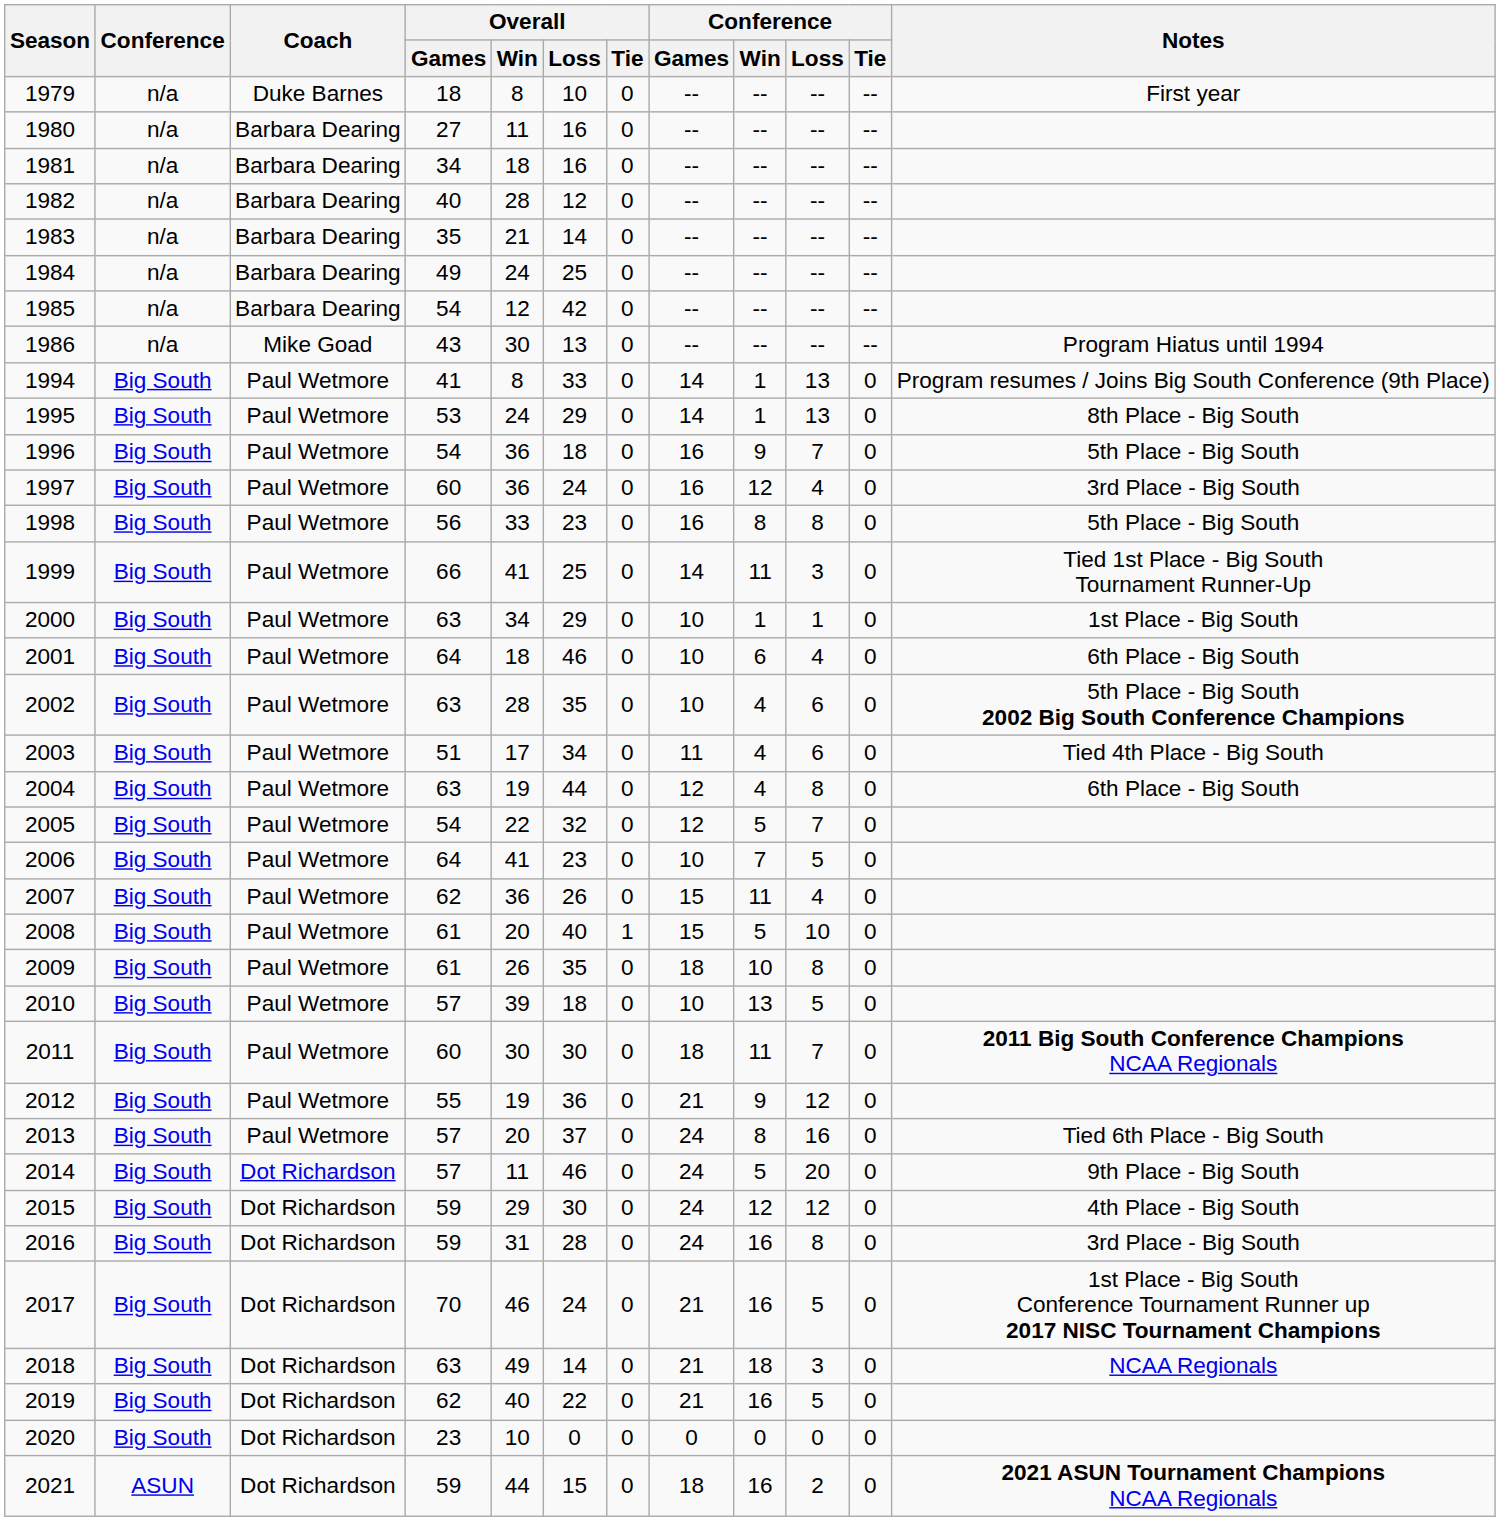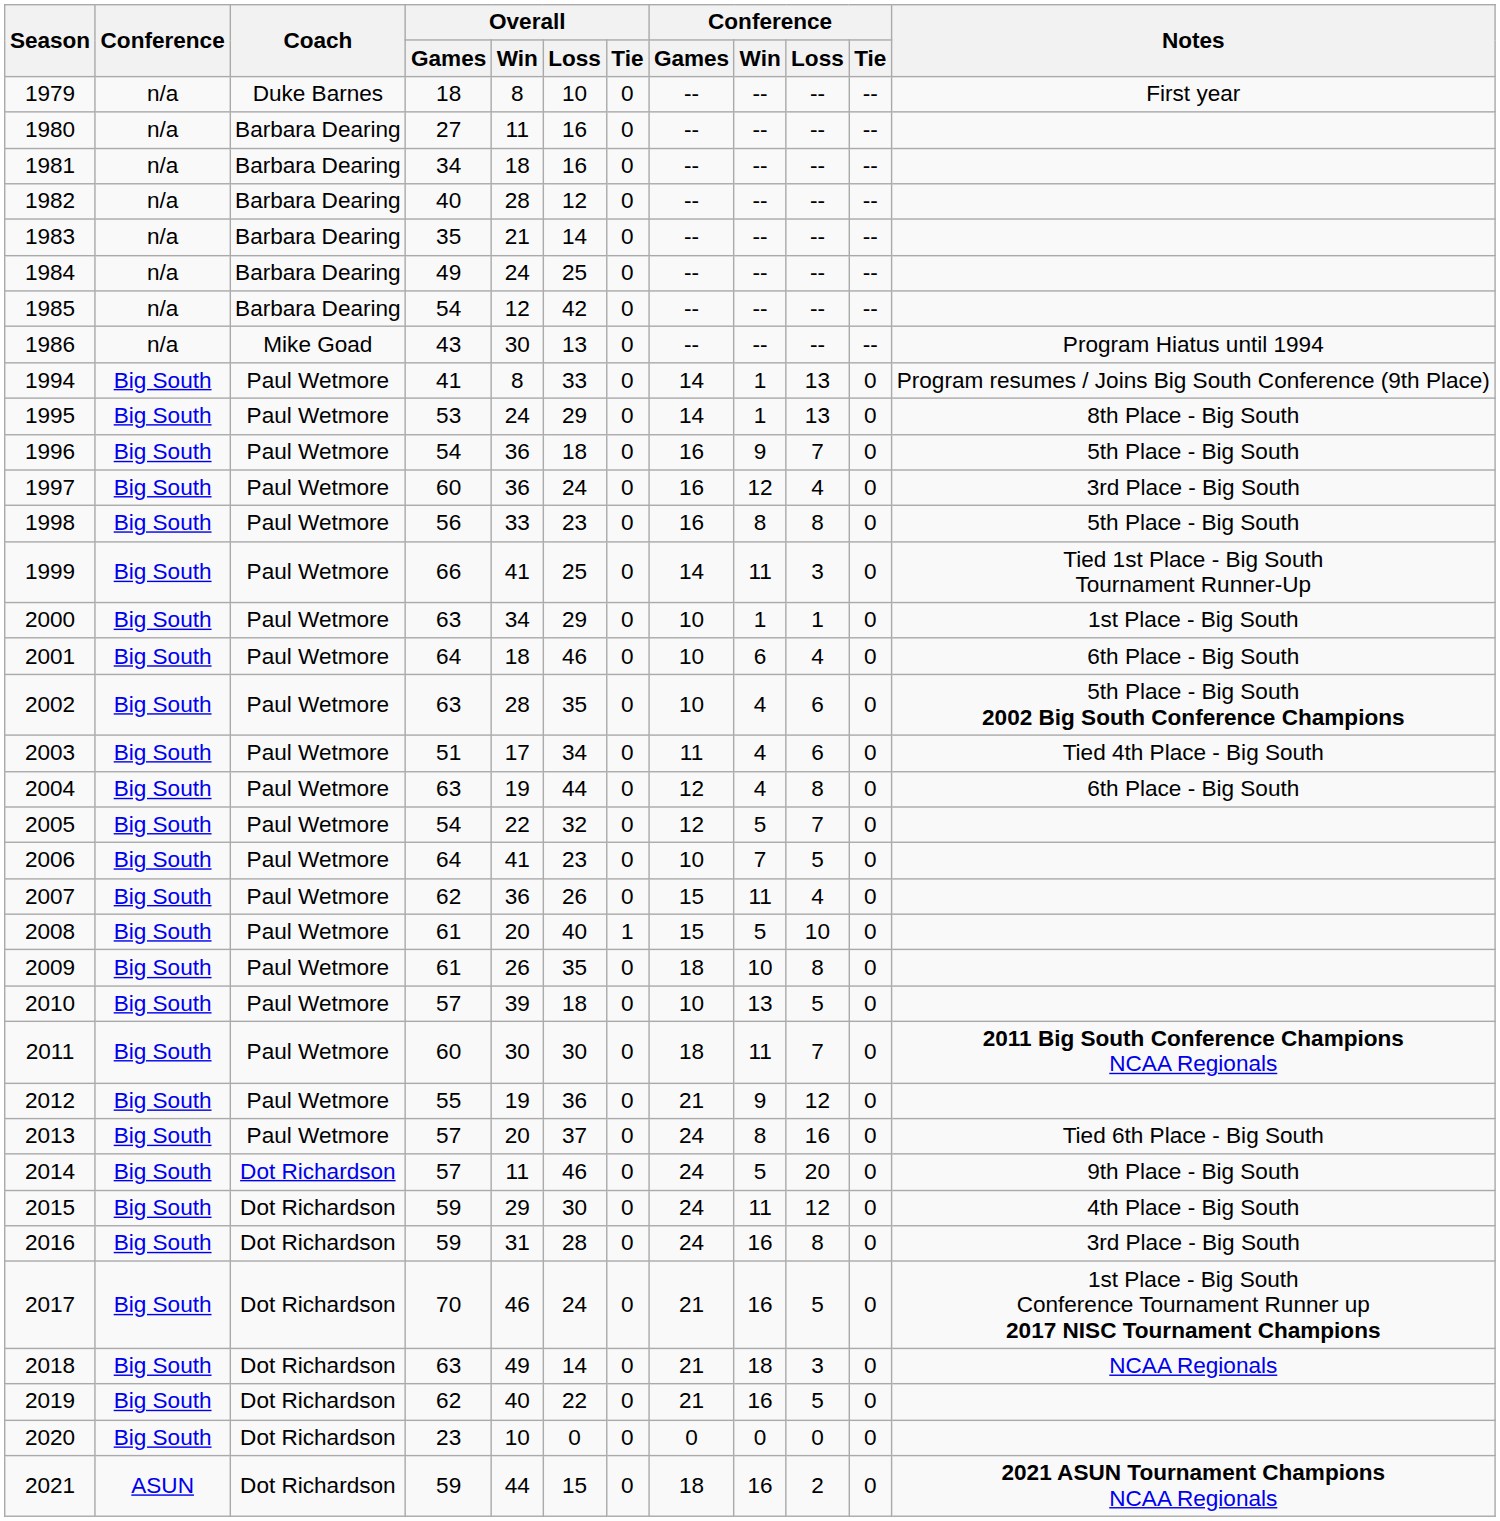(760, 1207) 12 -> (760, 1207) 11
